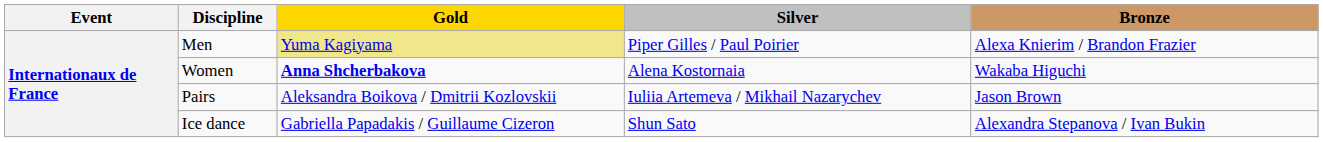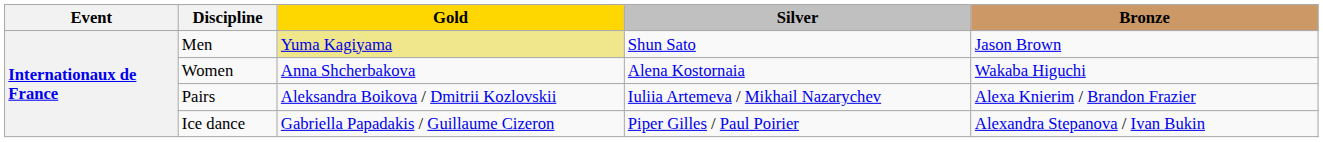(713, 44) Piper Gilles / Paul Poirier -> (662, 44) Shun Sato
(1085, 44) Alexa Knierim / Brandon Frazier -> (1018, 44) Jason Brown
(353, 70) bold -> (348, 70) normal
(1018, 96) Jason Brown -> (1085, 96) Alexa Knierim / Brandon Frazier
(662, 123) Shun Sato -> (713, 123) Piper Gilles / Paul Poirier
